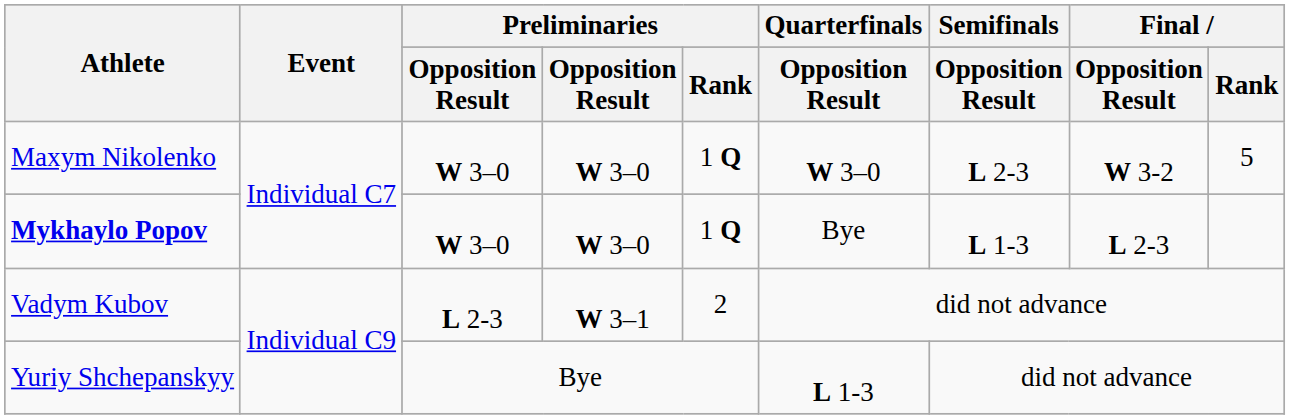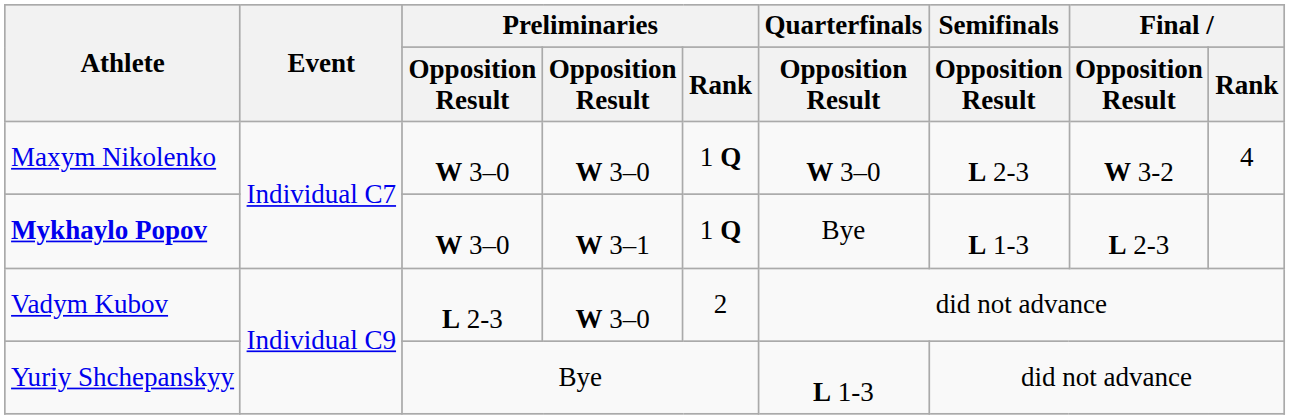(1247, 157) 5 -> (1247, 157) 4
(613, 245) W 3–0 -> (613, 245) W 3–1
(613, 319) W 3–1 -> (613, 319) W 3–0
